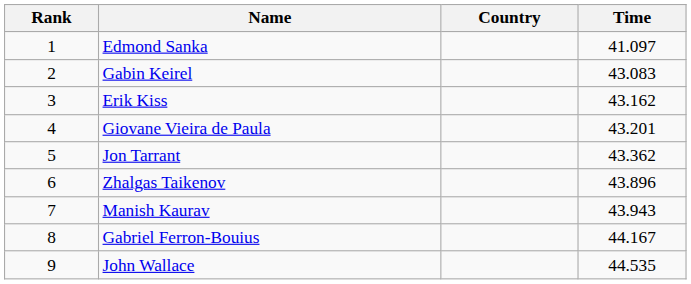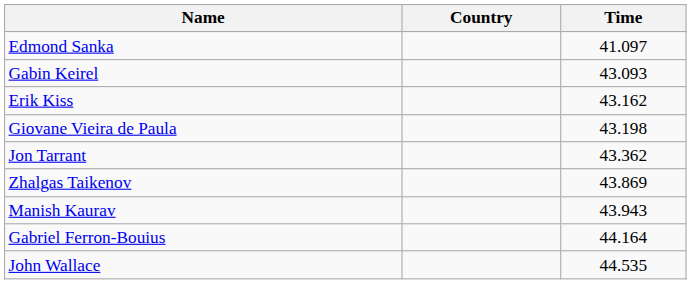- column: (52, 18)
(632, 73) 43.083 -> (623, 73) 43.093
(632, 127) 43.201 -> (623, 127) 43.198
(632, 182) 43.896 -> (623, 182) 43.869
(632, 237) 44.167 -> (623, 237) 44.164
